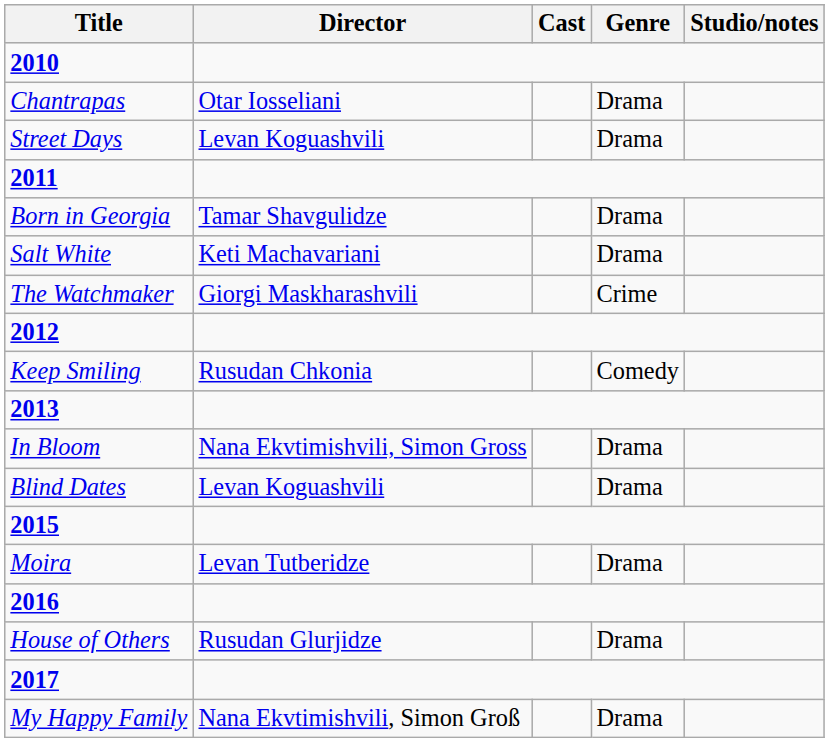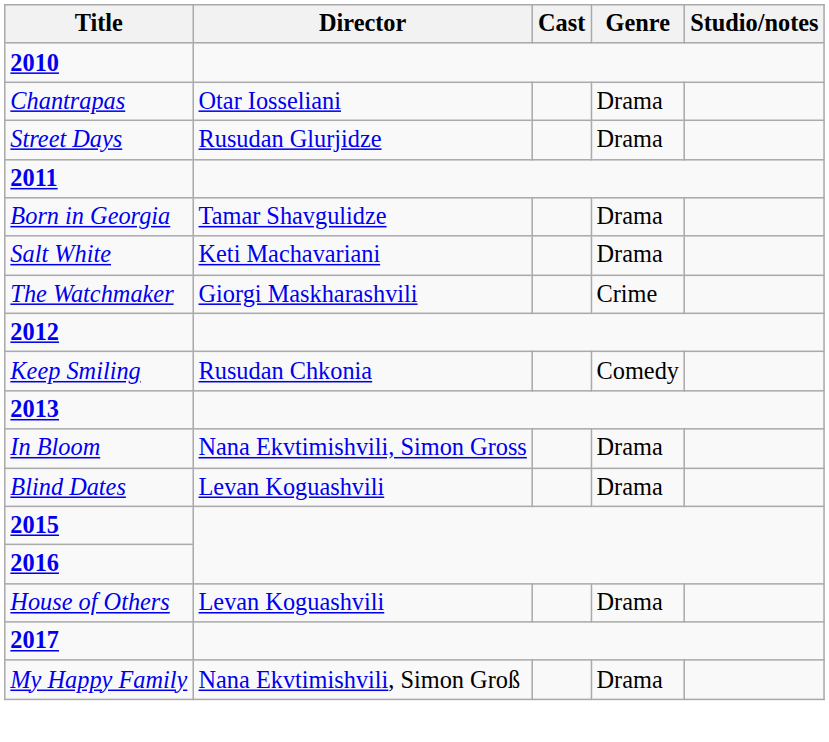(291, 139) Levan Koguashvili -> (290, 139) Rusudan Glurjidze
- row: (41, 563)
(290, 640) Rusudan Glurjidze -> (291, 602) Levan Koguashvili
